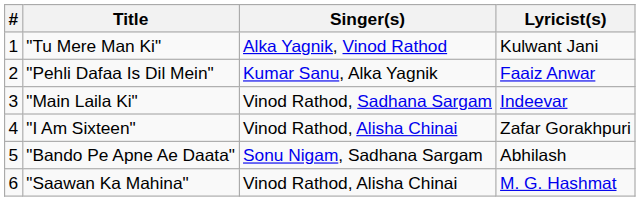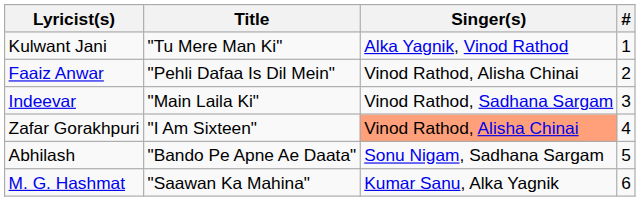columns swapped: (13, 18) <-> (566, 18)
(340, 73) Kumar Sanu, Alka Yagnik -> (471, 73) Vinod Rathod, Alisha Chinai
(350, 128) no background -> (471, 128) lightsalmon background
(350, 183) Vinod Rathod, Alisha Chinai -> (462, 183) Kumar Sanu, Alka Yagnik
